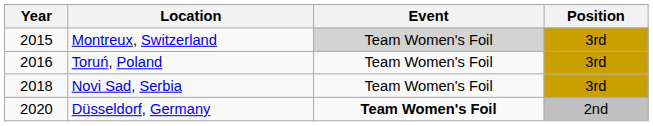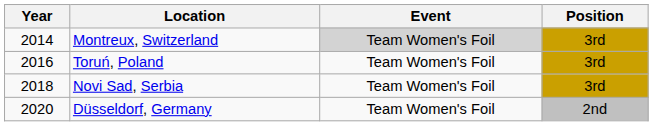(36, 40) 2015 -> (37, 40) 2014
(429, 109) bold -> (431, 109) normal
